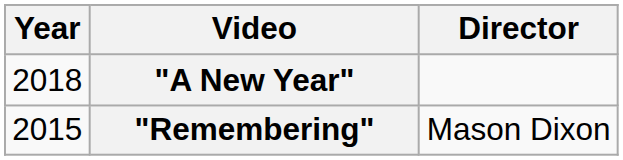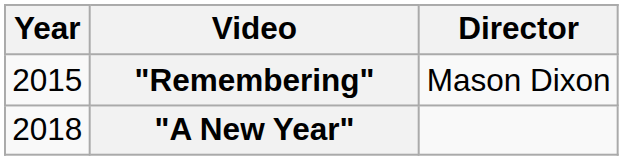rows swapped: (254, 129) <-> (254, 79)
